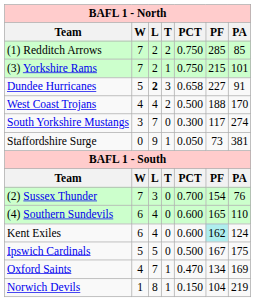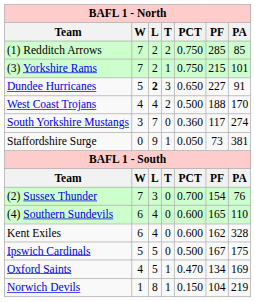(190, 86) 0.658 -> (190, 86) 0.650
(190, 123) 0.300 -> (190, 123) 0.360
(217, 232) paleturquoise background -> (217, 232) no background
(240, 232) 124 -> (240, 232) 328
(155, 269) 7 -> (155, 269) 5
